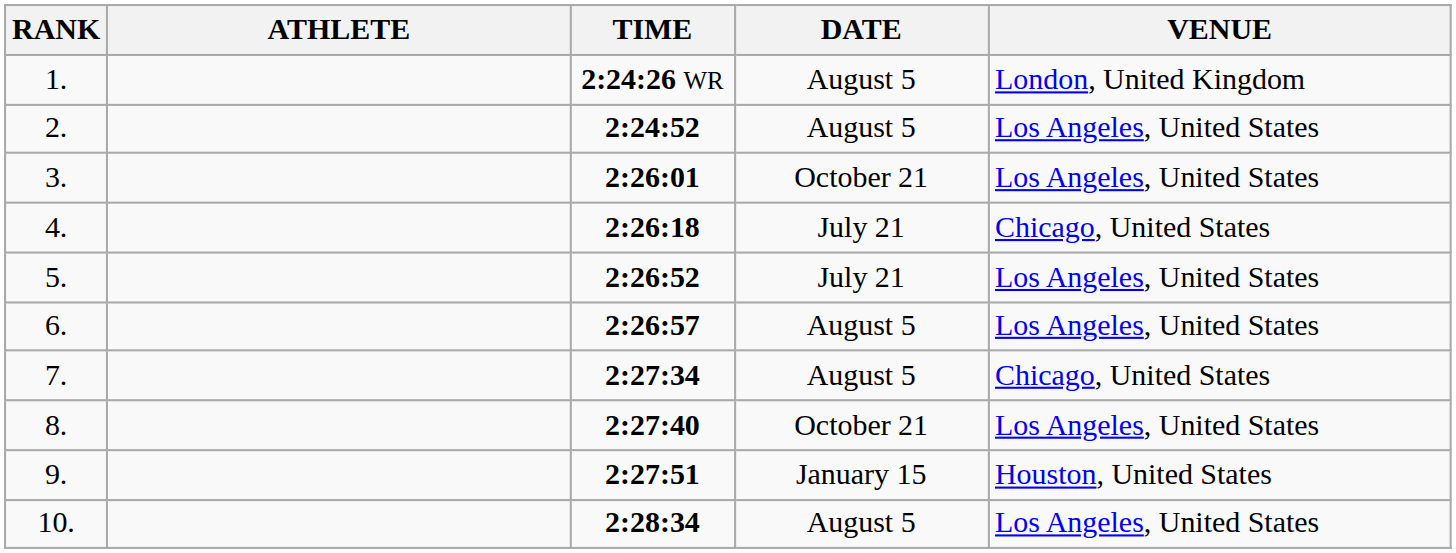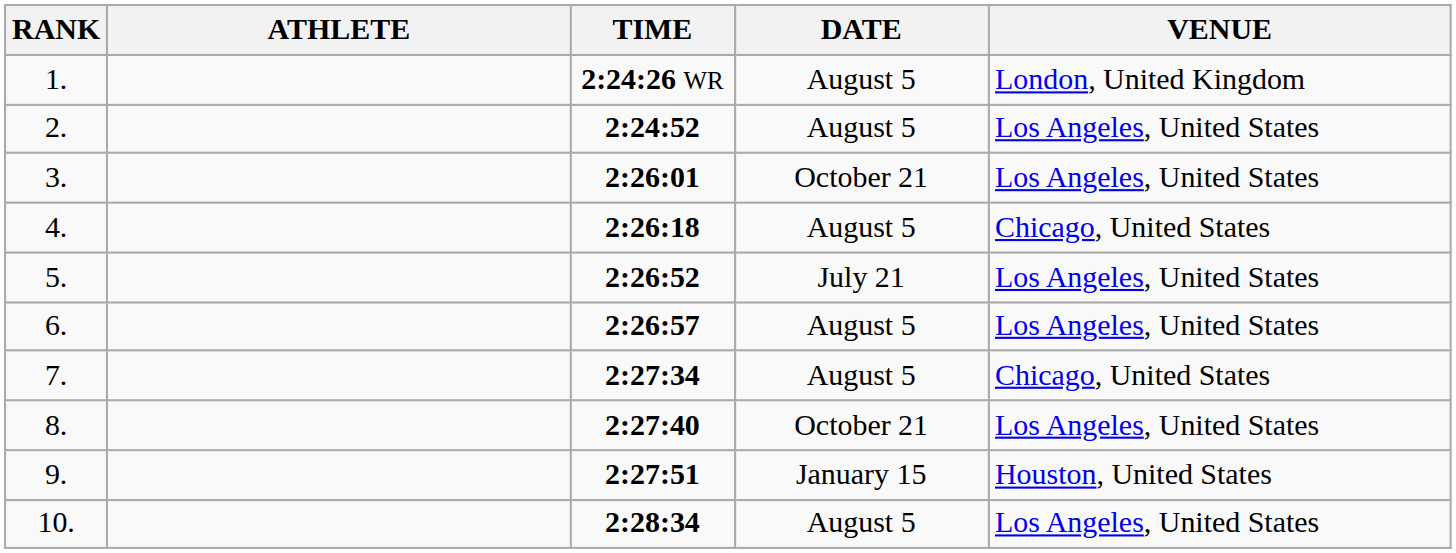(861, 227) July 21 -> (861, 227) August 5
